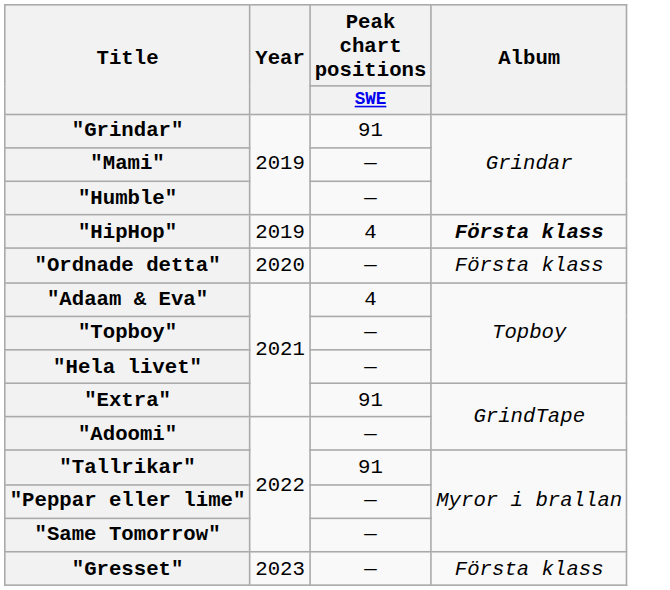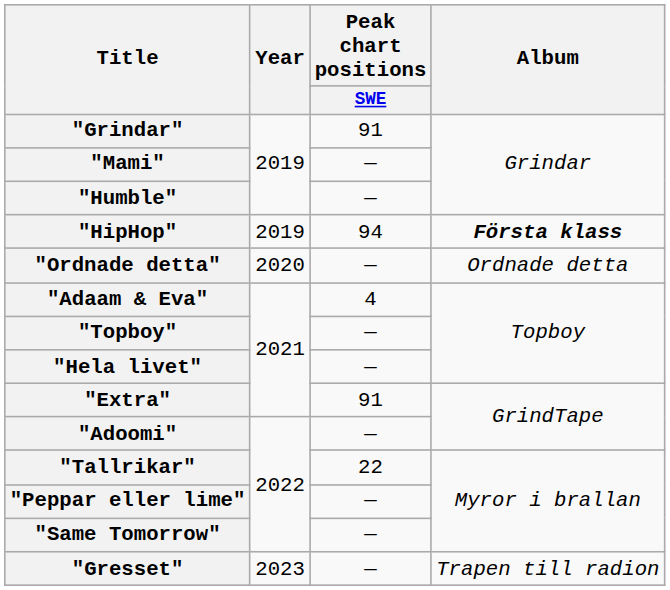(371, 232) 4 -> (371, 232) 94
(529, 265) Första klass -> (548, 265) Ordnade detta
(371, 468) 91 -> (371, 468) 22
(529, 569) Första klass -> (548, 569) Trapen till radion
